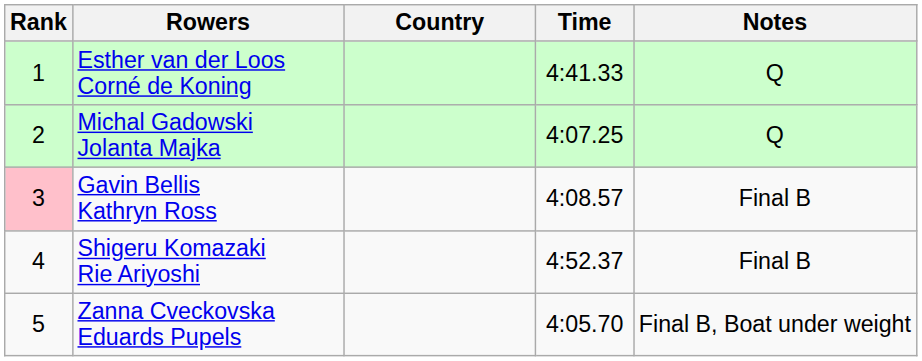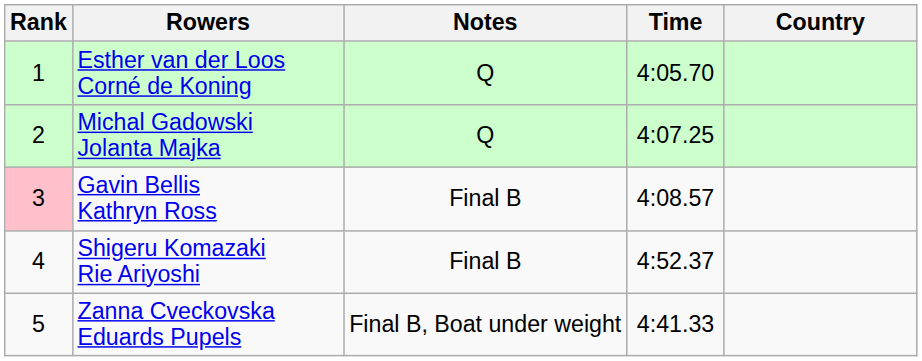columns swapped: (440, 22) <-> (775, 22)
(585, 72) 4:41.33 -> (675, 72) 4:05.70
(585, 324) 4:05.70 -> (675, 324) 4:41.33
